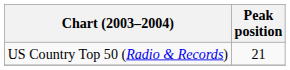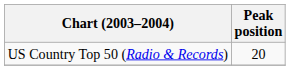(258, 53) 21 -> (258, 53) 20
